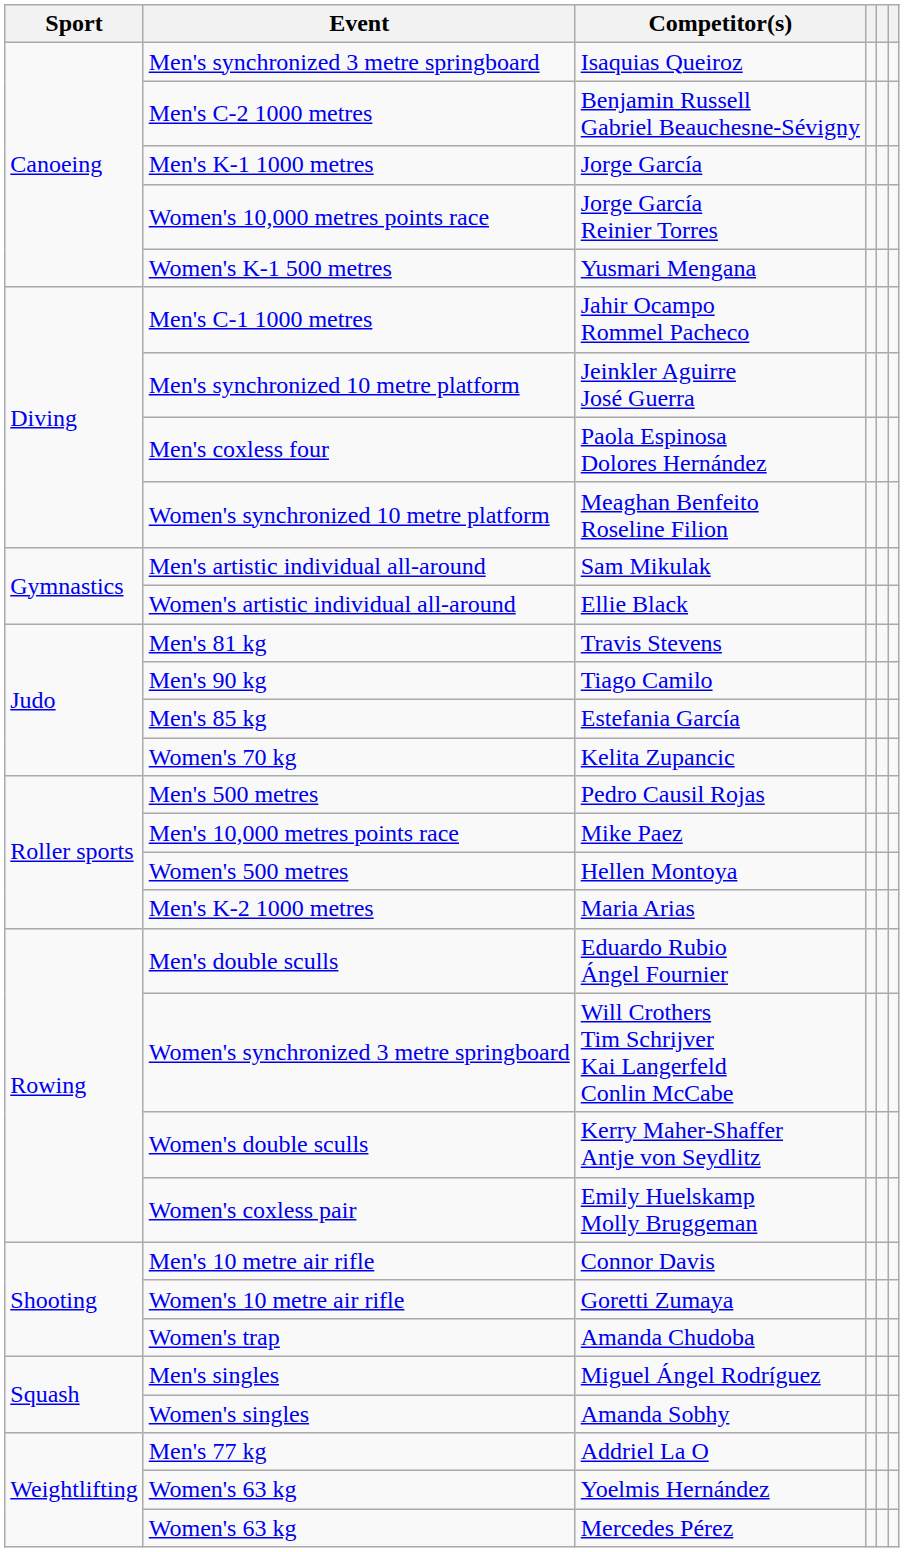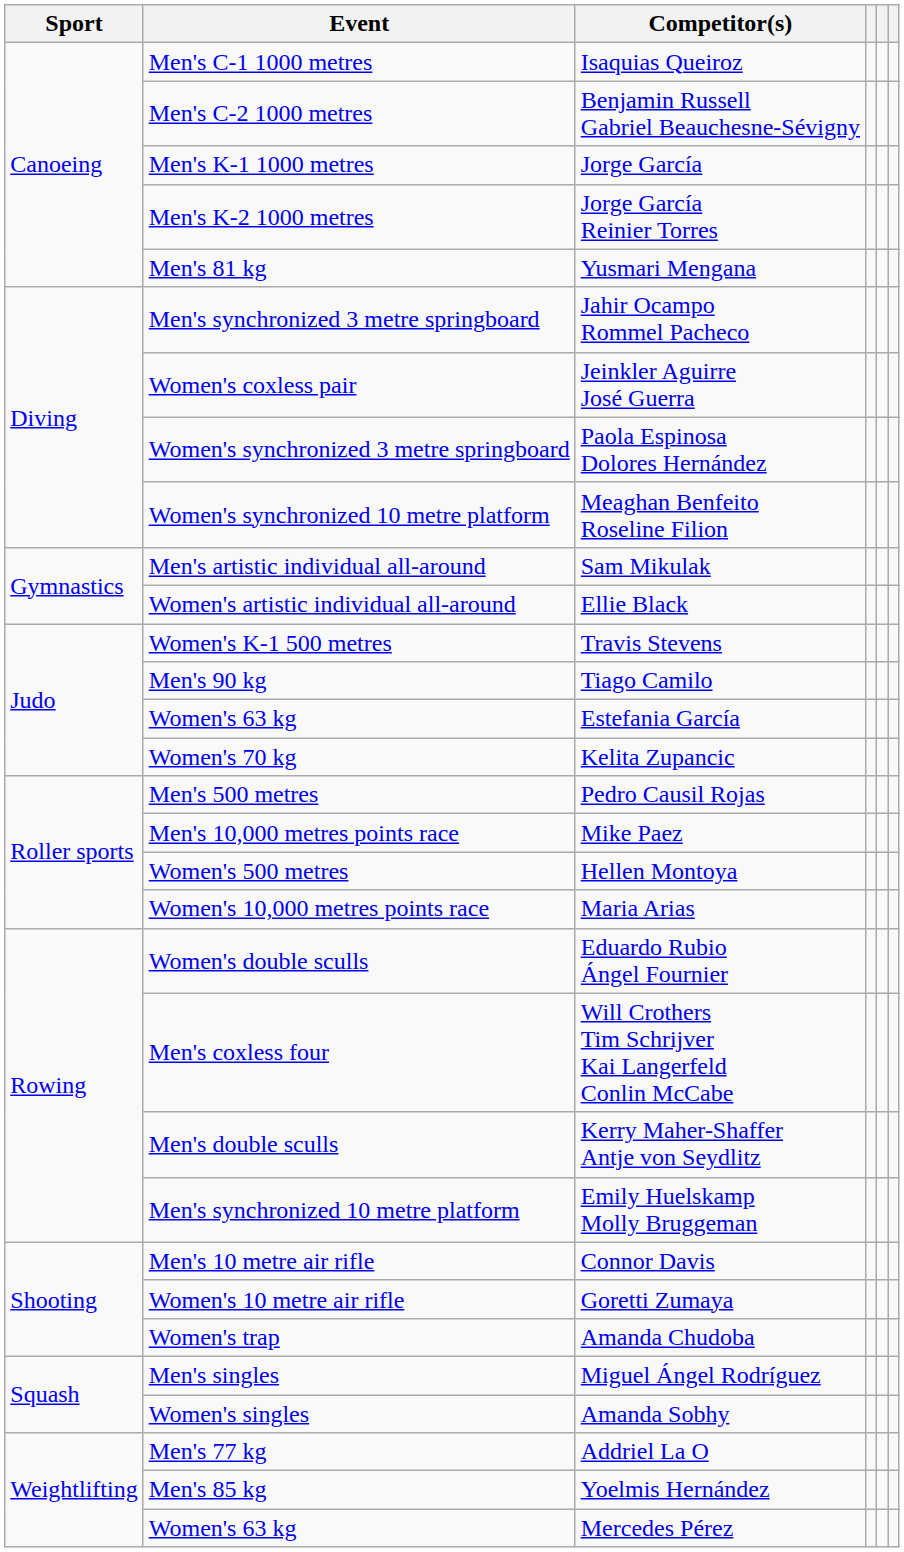(344, 61) Men's synchronized 3 metre springboard -> (261, 61) Men's C-1 1000 metres
(319, 216) Women's 10,000 metres points race -> (261, 216) Men's K-2 1000 metres
(270, 267) Women's K-1 500 metres -> (208, 267) Men's 81 kg
(261, 319) Men's C-1 1000 metres -> (344, 319) Men's synchronized 3 metre springboard
(334, 384) Men's synchronized 10 metre platform -> (253, 384) Women's coxless pair
(239, 449) Men's coxless four -> (359, 449) Women's synchronized 3 metre springboard
(208, 642) Men's 81 kg -> (270, 642) Women's K-1 500 metres
(208, 718) Men's 85 kg -> (223, 718) Women's 63 kg
(261, 908) Men's K-2 1000 metres -> (319, 908) Women's 10,000 metres points race
(244, 960) Men's double sculls -> (259, 960) Women's double sculls
(359, 1052) Women's synchronized 3 metre springboard -> (239, 1052) Men's coxless four
(259, 1144) Women's double sculls -> (244, 1144) Men's double sculls
(253, 1209) Women's coxless pair -> (334, 1209) Men's synchronized 10 metre platform
(223, 1489) Women's 63 kg -> (208, 1489) Men's 85 kg
